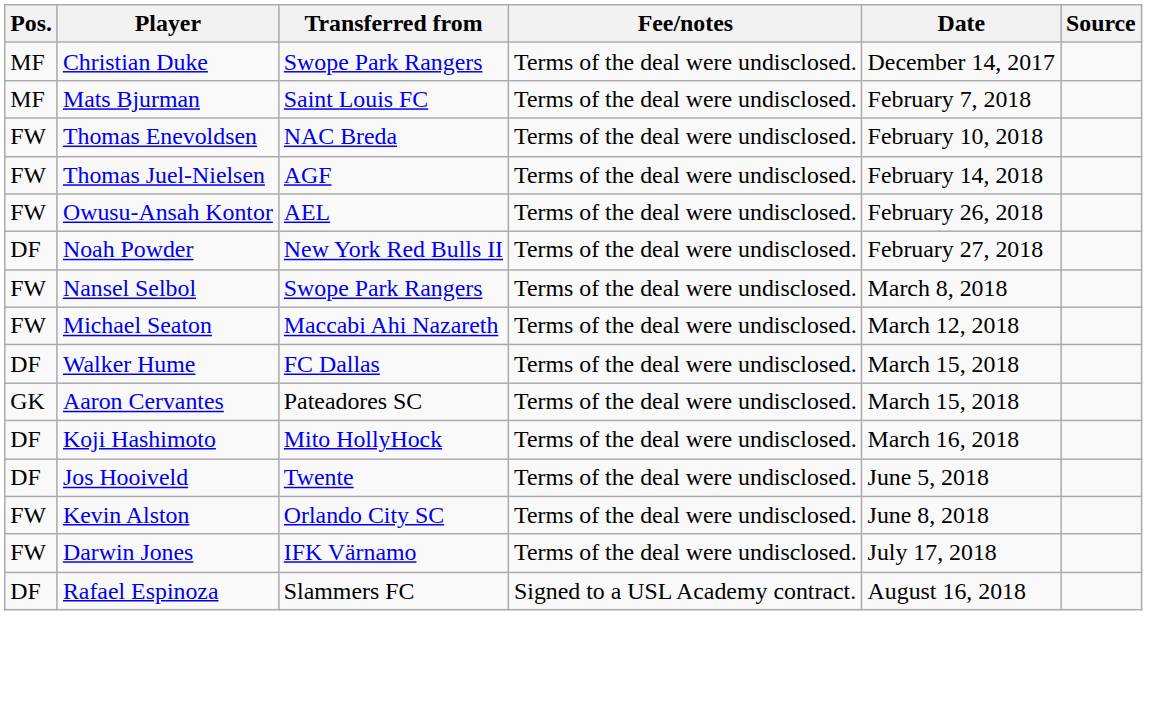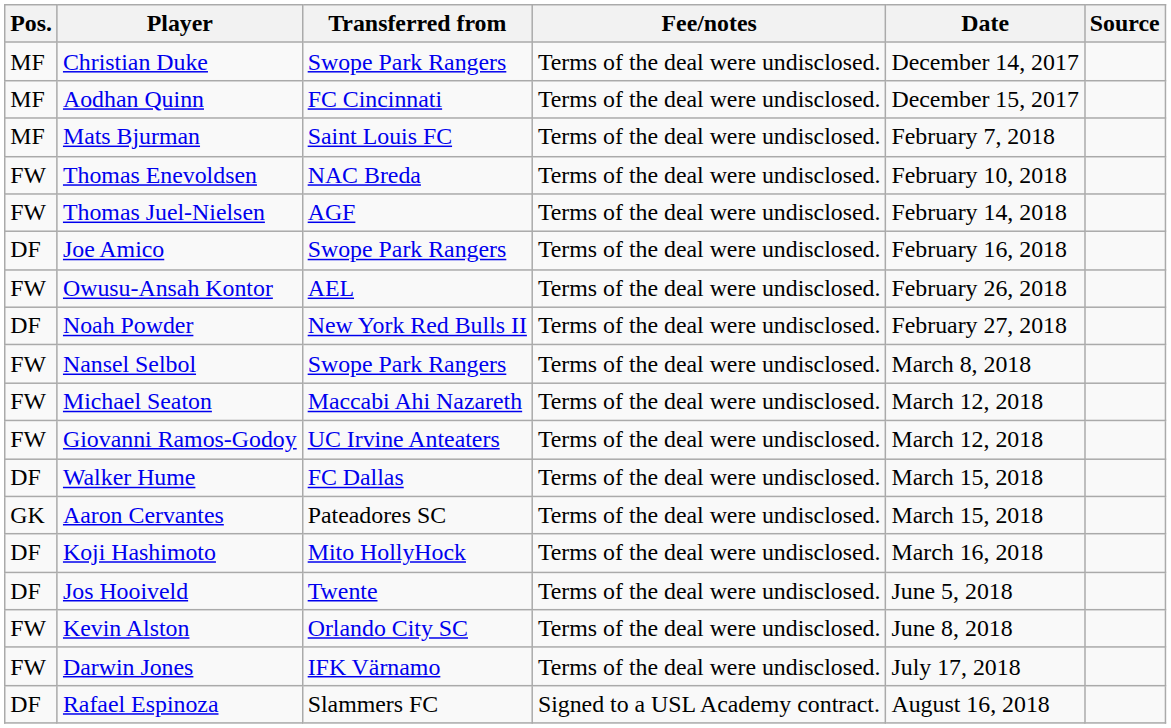+ row: (133, 99)
+ row: (114, 250)
+ row: (180, 439)
